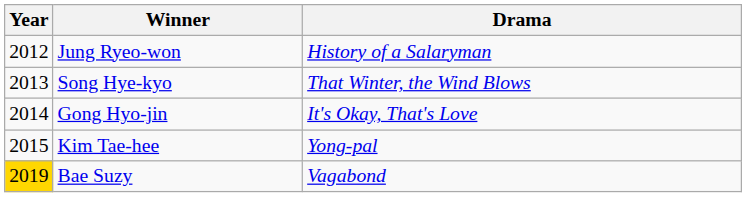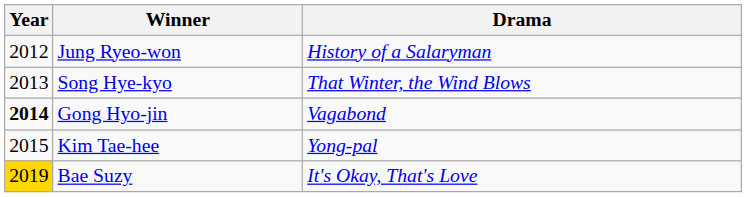(29, 113) normal -> (29, 113) bold
(392, 113) It's Okay, That's Love -> (347, 113) Vagabond
(347, 176) Vagabond -> (392, 176) It's Okay, That's Love
